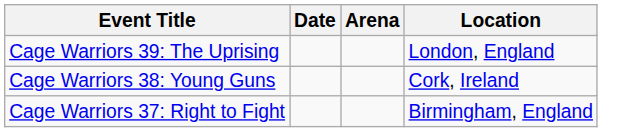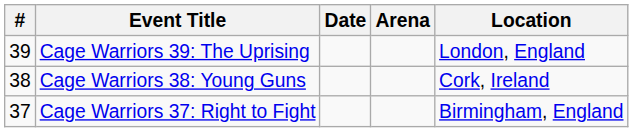+ column: (20, 20)
